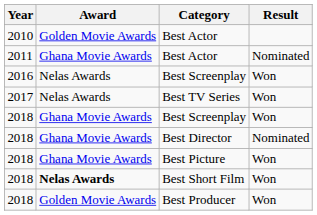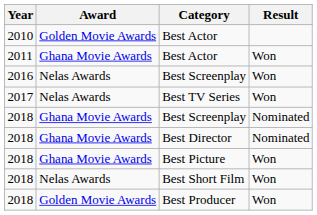(281, 55) Nominated -> (264, 55) Won
(264, 117) Won -> (281, 117) Nominated
(77, 179) bold -> (75, 179) normal
